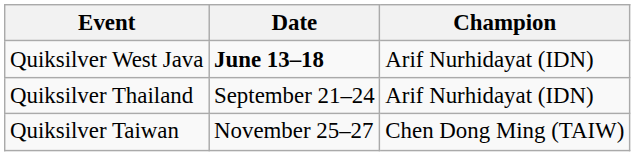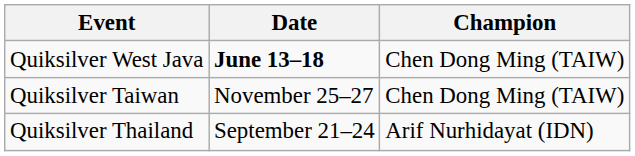(489, 58) Arif Nurhidayat (IDN) -> (505, 58) Chen Dong Ming (TAIW)
rows swapped: (102, 95) <-> (94, 131)
